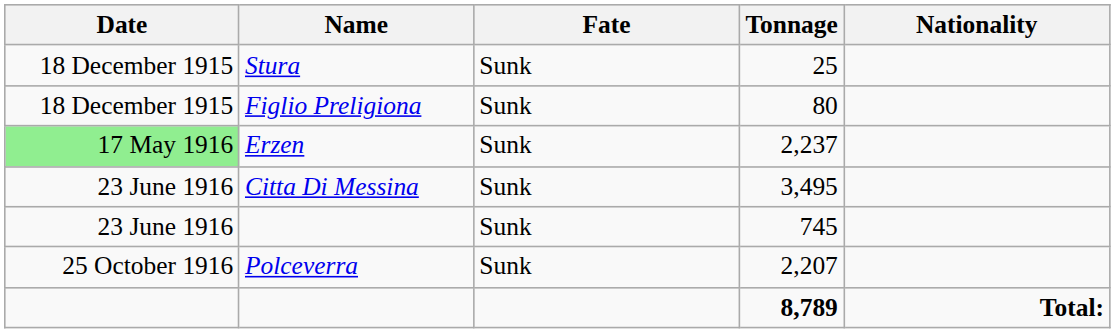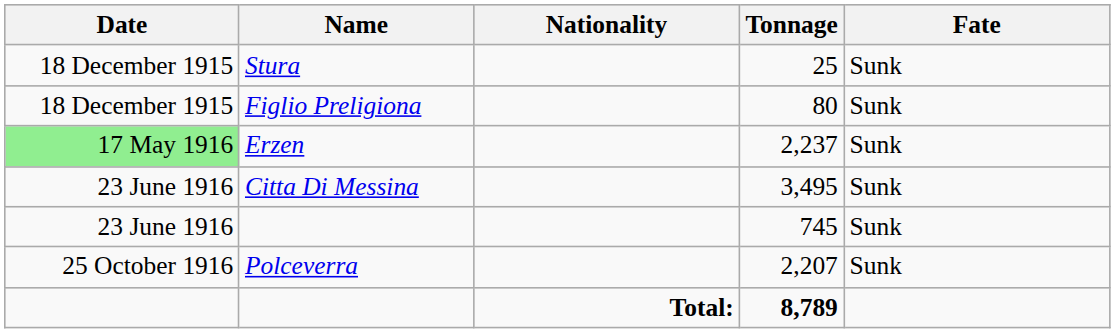columns swapped: (977, 24) <-> (606, 24)
